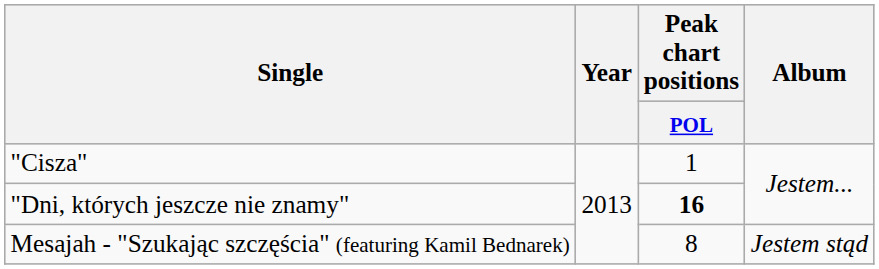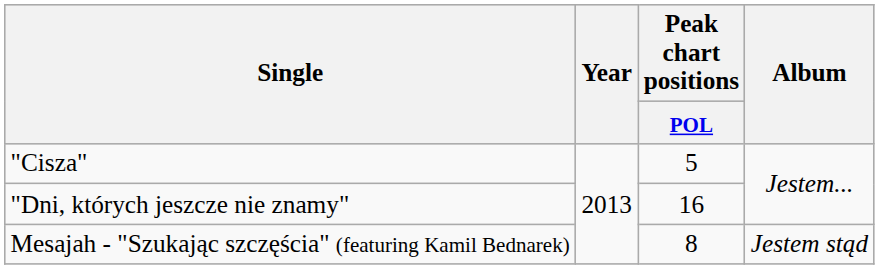(691, 163) 1 -> (691, 163) 5
(691, 203) bold -> (691, 203) normal
